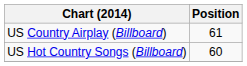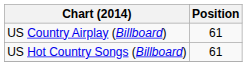(216, 52) 60 -> (216, 52) 61
